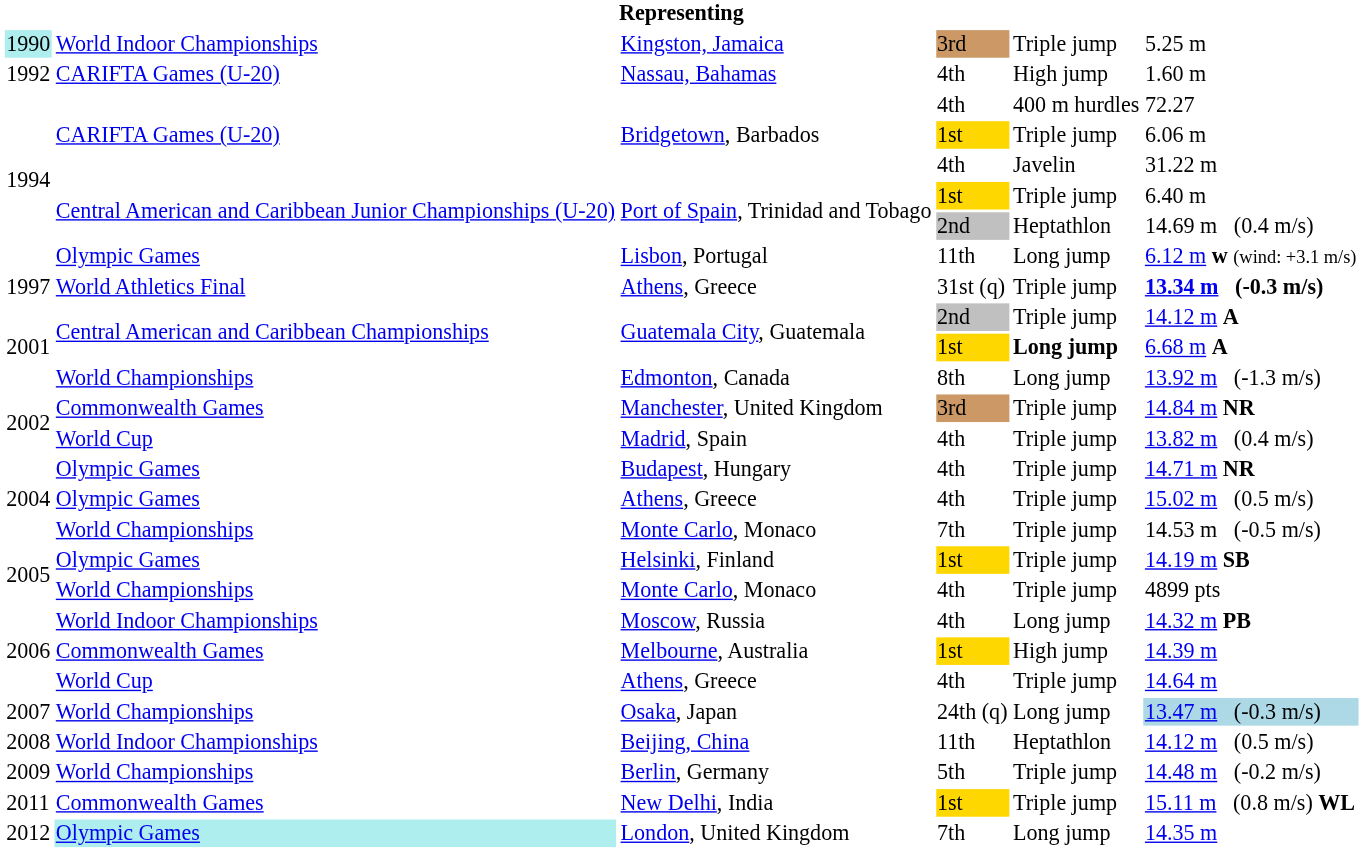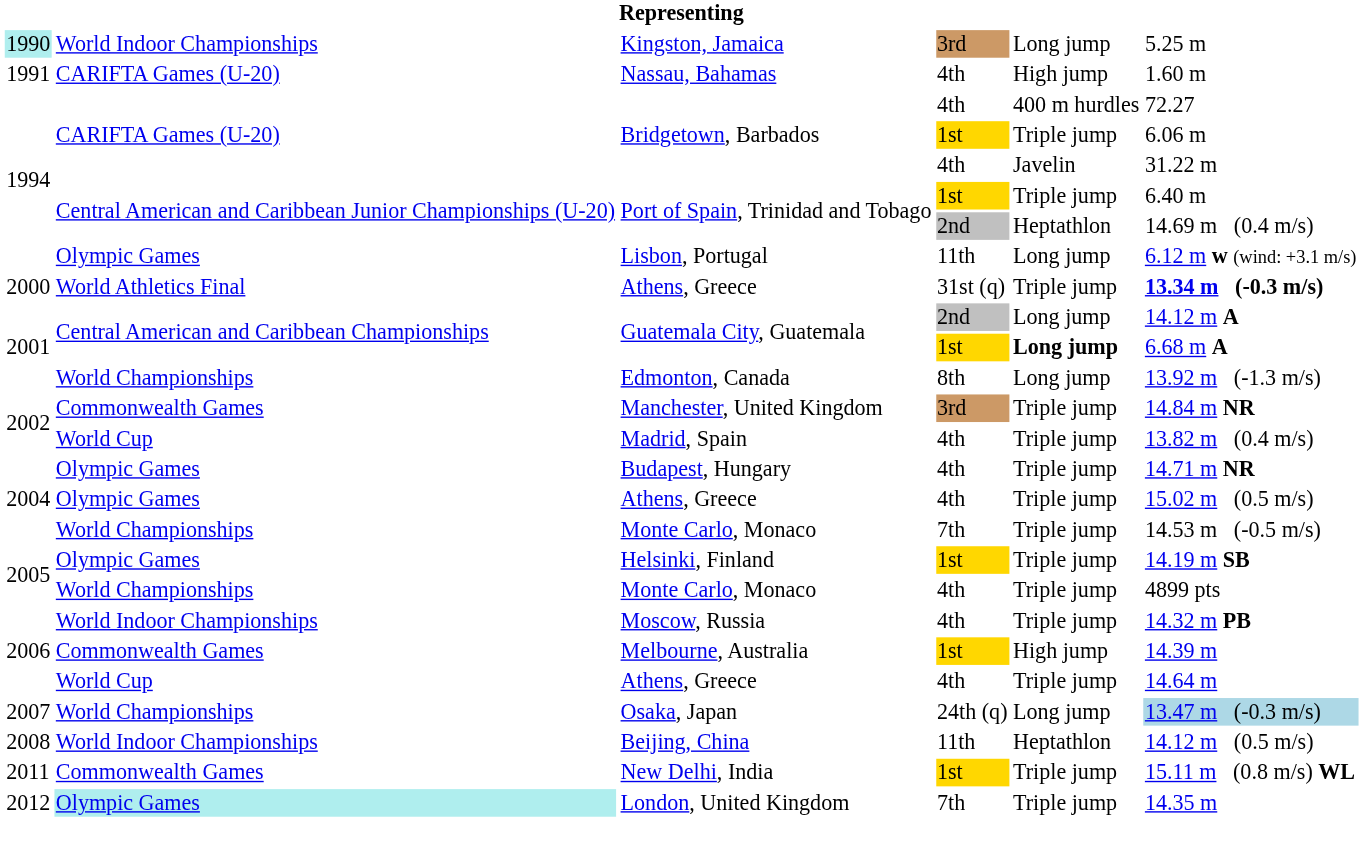(1065, 43) Triple jump -> (1062, 43) Long jump
(28, 74) 1992 -> (28, 74) 1991
(28, 286) 1997 -> (28, 286) 2000
(1065, 316) Triple jump -> (1062, 316) Long jump
(1062, 620) Long jump -> (1065, 620) Triple jump
- row: (695, 772)
(1062, 833) Long jump -> (1065, 802) Triple jump
